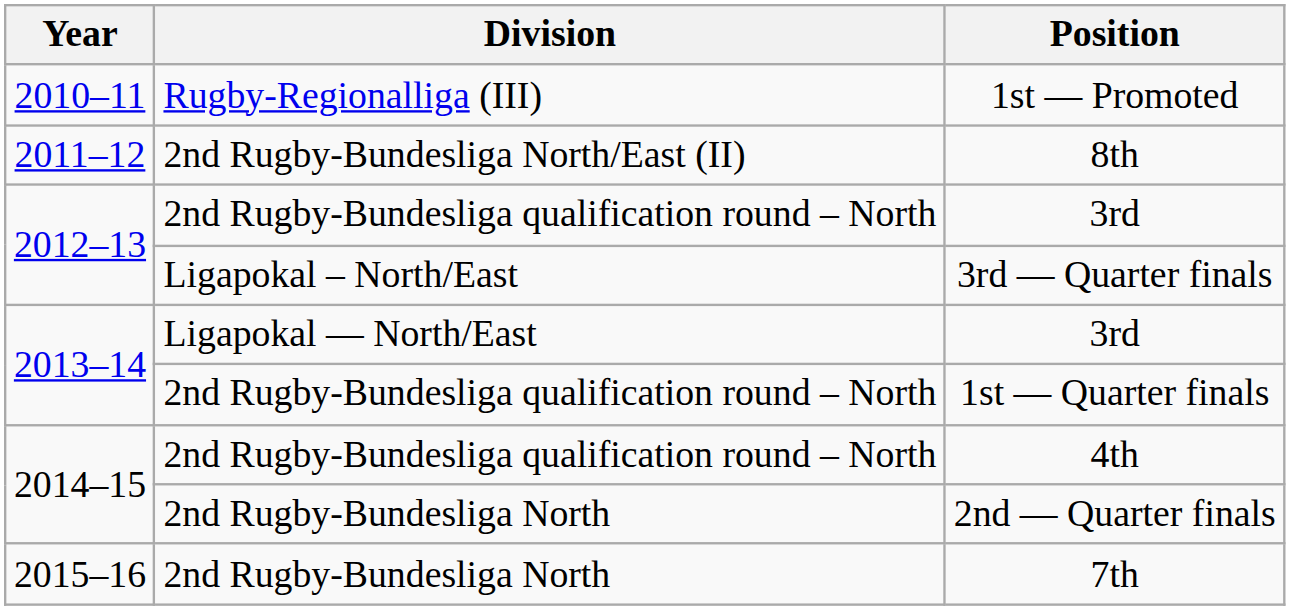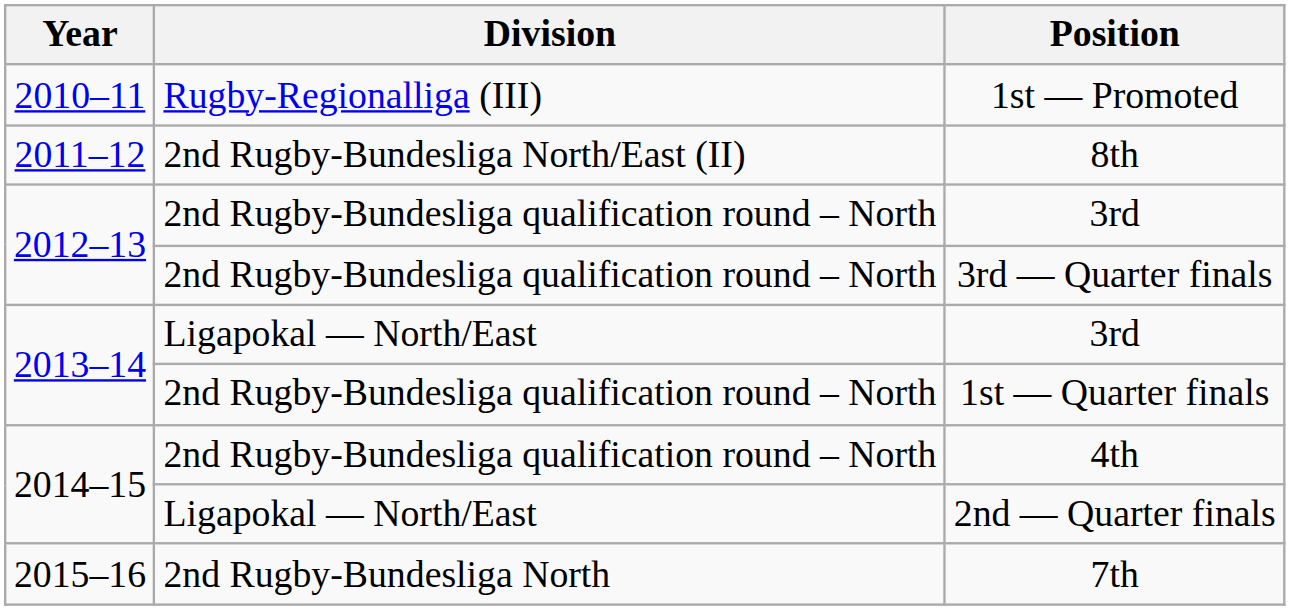(341, 273) Ligapokal – North/East -> (550, 273) 2nd Rugby-Bundesliga qualification round – North
(387, 513) 2nd Rugby-Bundesliga North -> (350, 513) Ligapokal — North/East
